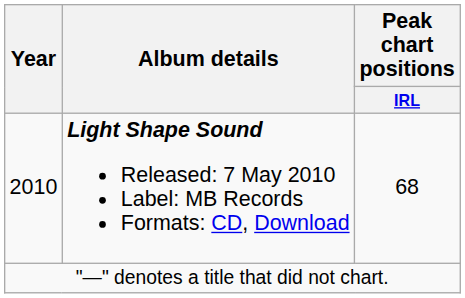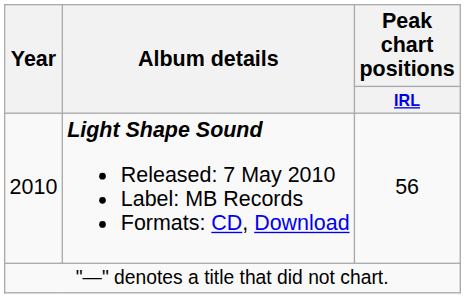(407, 187) 68 -> (407, 187) 56
